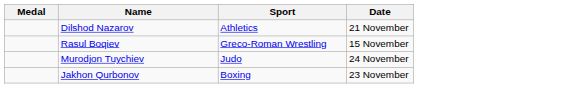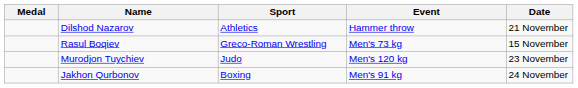+ column: (426, 12)
(379, 59) 24 November -> (538, 59) 23 November
(379, 75) 23 November -> (538, 75) 24 November
